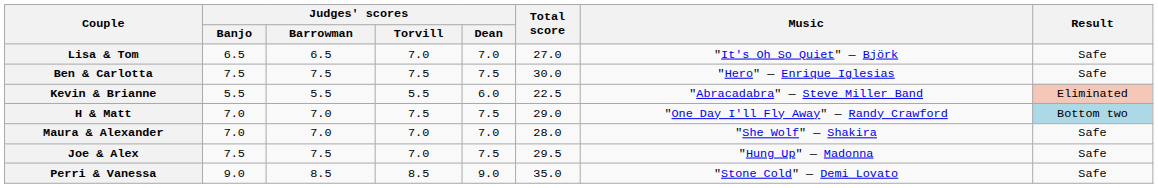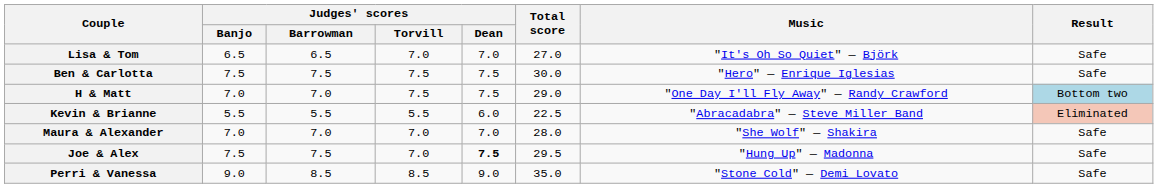rows swapped: (103, 113) <-> (103, 94)
(489, 153) normal -> (489, 153) bold
